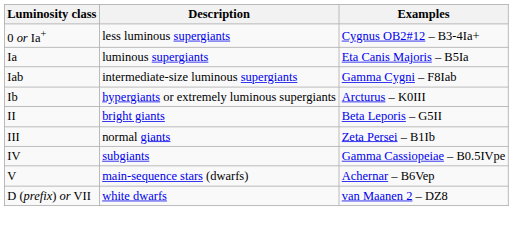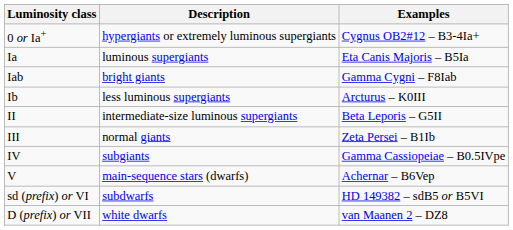(166, 35) less luminous supergiants -> (219, 35) hypergiants or extremely luminous supergiants
(200, 77) intermediate-size luminous supergiants -> (134, 77) bright giants
(219, 96) hypergiants or extremely luminous supergiants -> (166, 96) less luminous supergiants
(134, 116) bright giants -> (200, 116) intermediate-size luminous supergiants
+ row: (48, 195)
